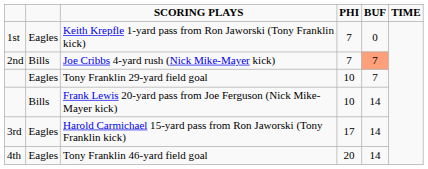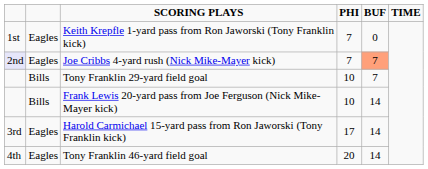(15, 60) no background -> (15, 60) lavender background
(39, 60) Bills -> (43, 60) Eagles
(43, 78) Eagles -> (39, 78) Bills
